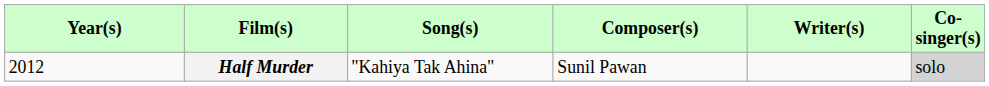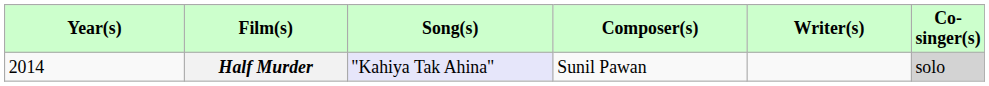(26, 66) 2012 -> (26, 66) 2014
(423, 66) no background -> (423, 66) lavender background
